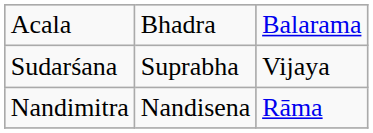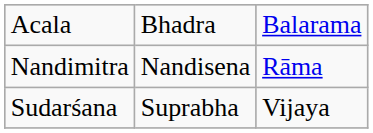rows swapped: (70, 107) <-> (64, 66)
